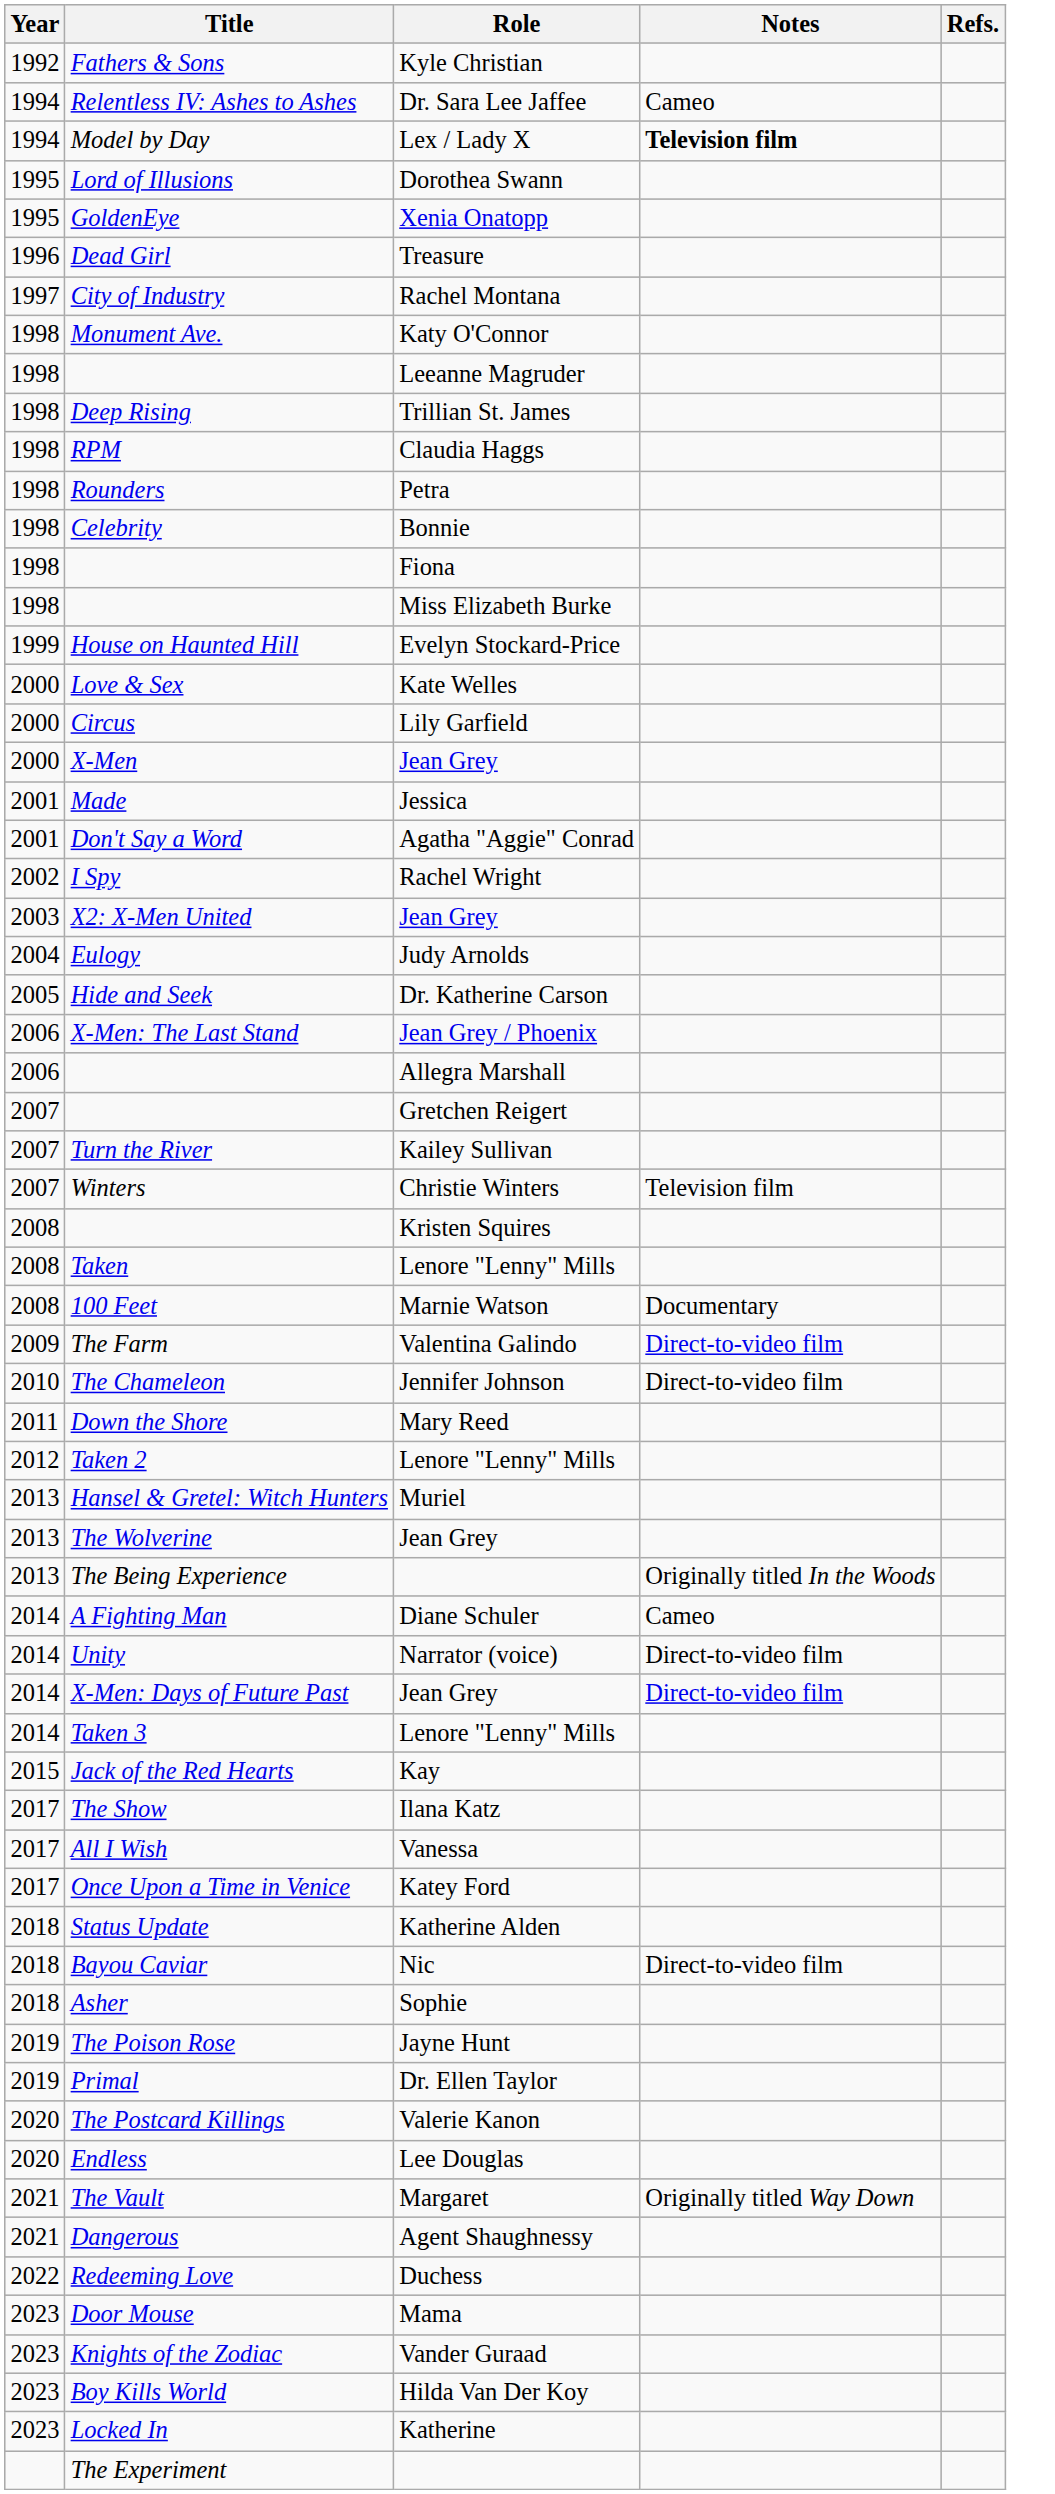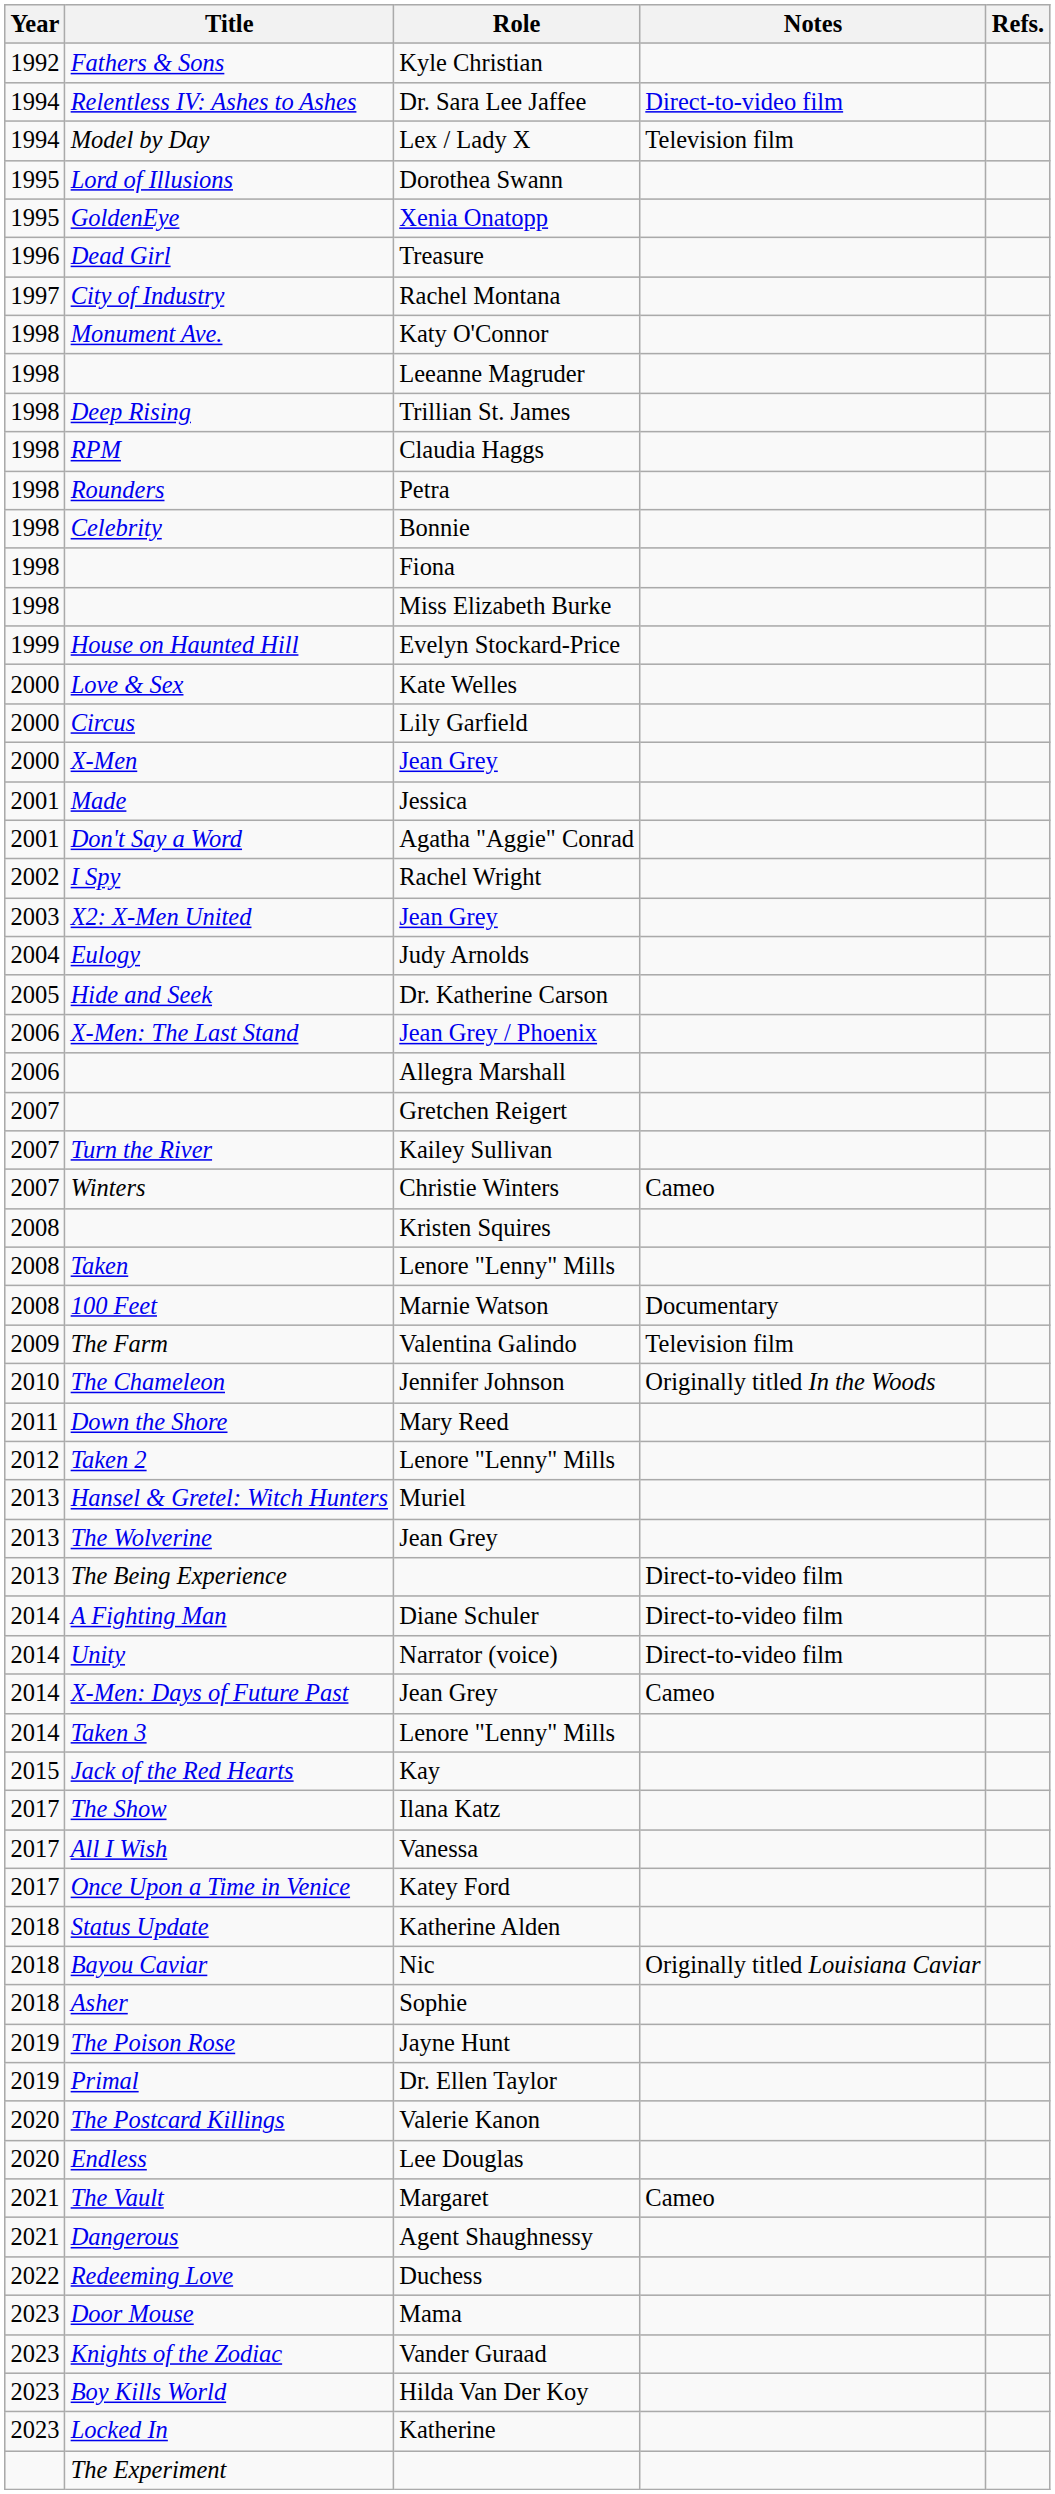(680, 101) Cameo -> (744, 101) Direct-to-video film
(721, 140) bold -> (720, 140) normal
(720, 1188) Television film -> (680, 1188) Cameo
(744, 1343) Direct-to-video film -> (720, 1343) Television film
(744, 1382) Direct-to-video film -> (790, 1382) Originally titled In the Woods
(790, 1576) Originally titled In the Woods -> (744, 1576) Direct-to-video film
(680, 1615) Cameo -> (744, 1615) Direct-to-video film
(744, 1693) Direct-to-video film -> (680, 1693) Cameo
(744, 1965) Direct-to-video film -> (813, 1965) Originally titled Louisiana Caviar
(780, 2198) Originally titled Way Down -> (680, 2198) Cameo
